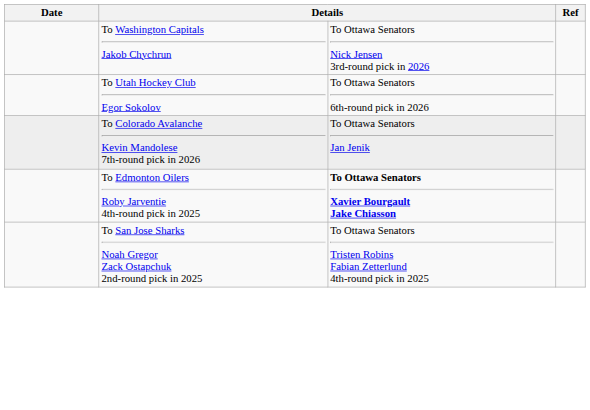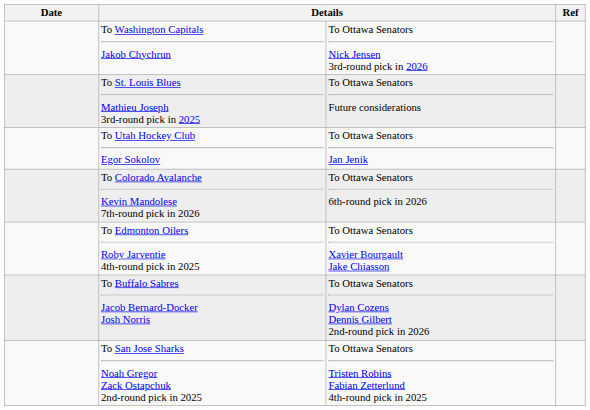+ row: (212, 101)
(442, 95) To Ottawa Senators 6th-round pick in 2026 -> (441, 148) To Ottawa Senators Jan Jenik
(442, 136) To Ottawa Senators Jan Jenik -> (441, 189) To Ottawa Senators 6th-round pick in 2026
(442, 195) bold -> (441, 248) normal
+ row: (212, 301)
